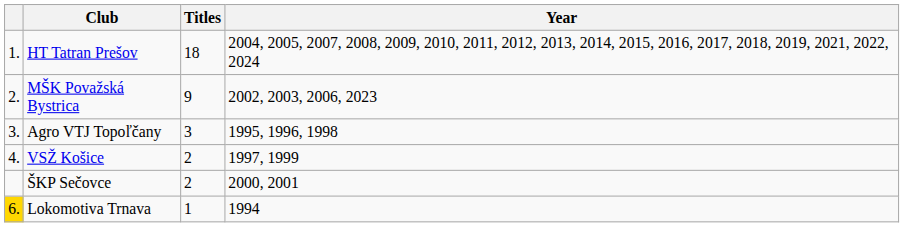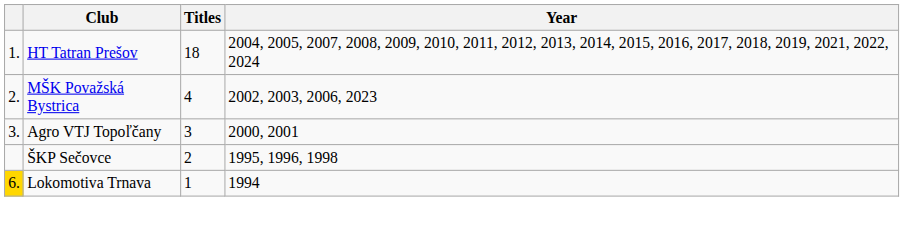(188, 97) 9 -> (188, 97) 4
(283, 132) 1995, 1996, 1998 -> (264, 132) 2000, 2001
- row: (66, 157)
(264, 183) 2000, 2001 -> (283, 157) 1995, 1996, 1998
